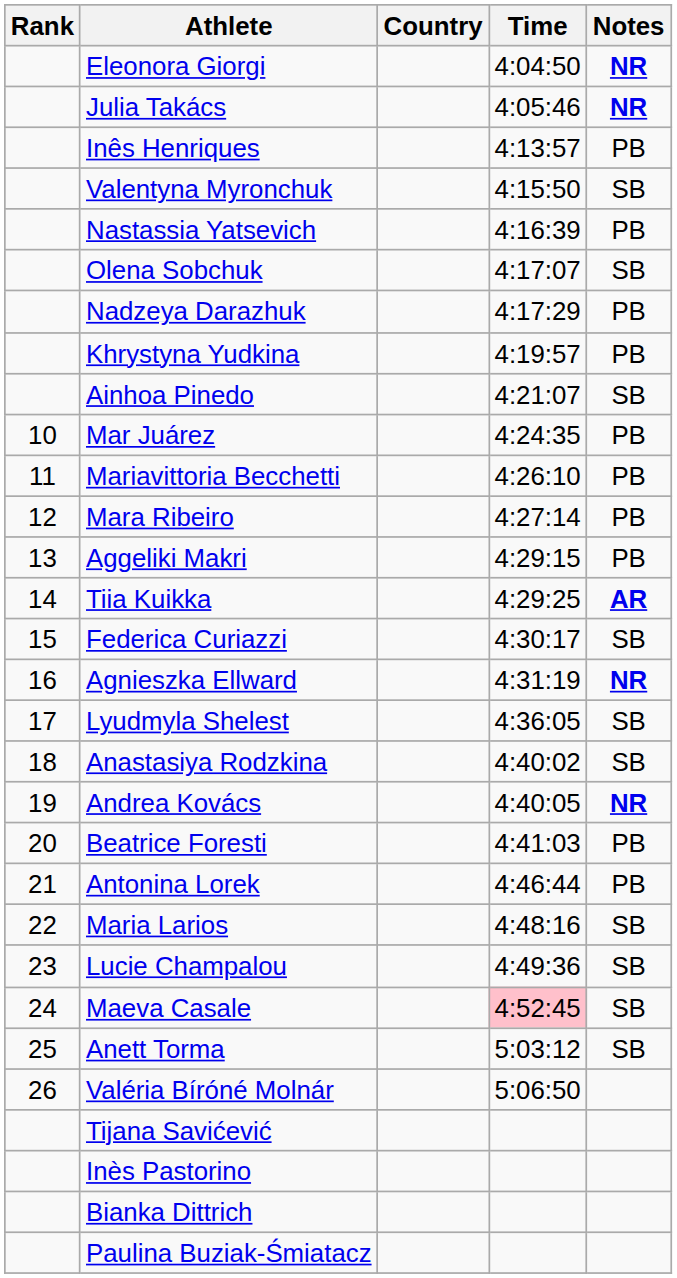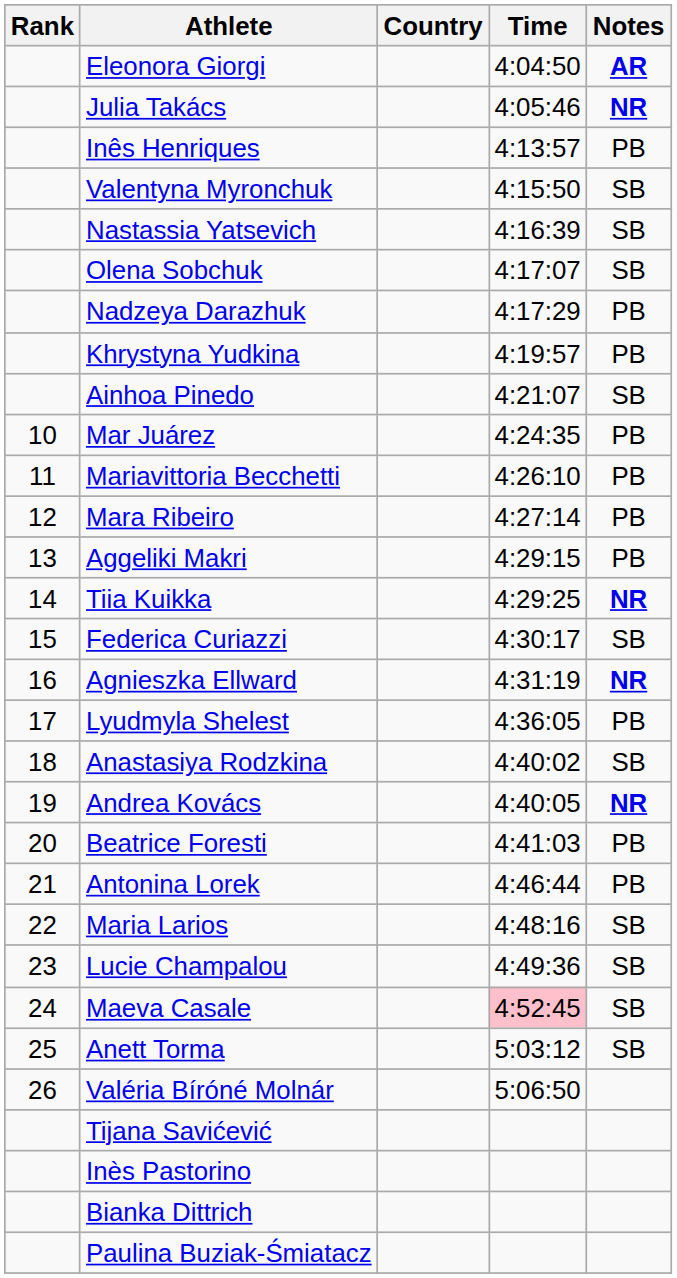(629, 66) NR -> (629, 66) AR
(629, 230) PB -> (629, 230) SB
(629, 598) AR -> (629, 598) NR
(629, 721) SB -> (629, 721) PB
